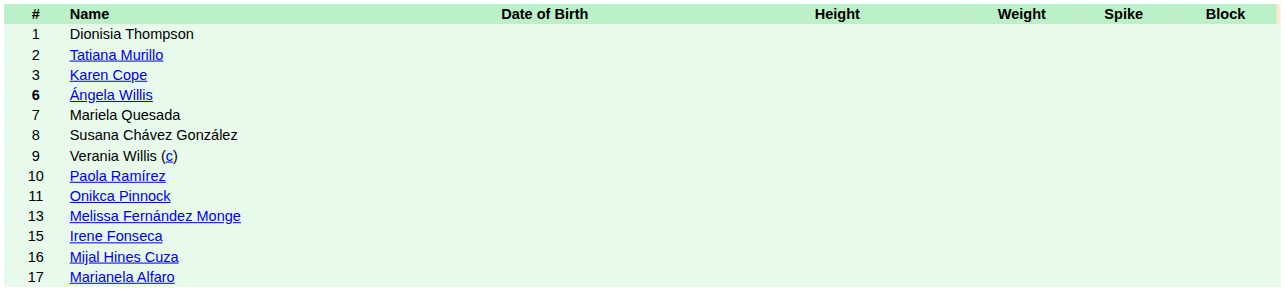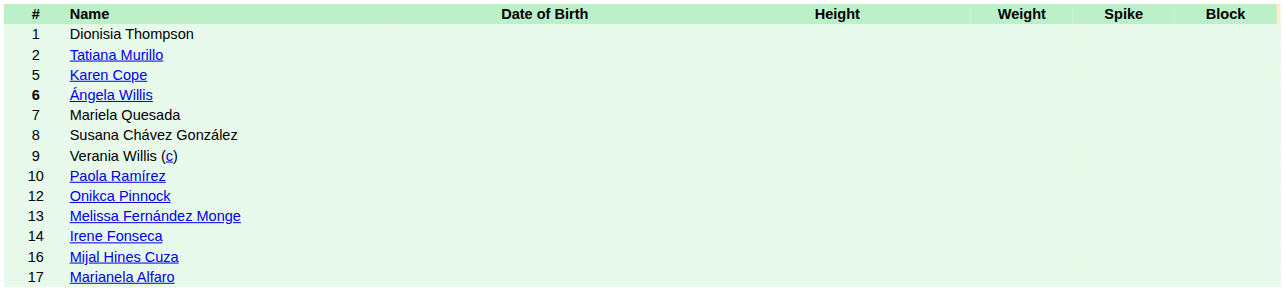(36, 75) 3 -> (36, 75) 5
(36, 196) 11 -> (36, 196) 12
(36, 236) 15 -> (36, 236) 14
